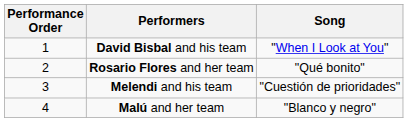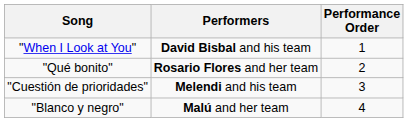columns swapped: (45, 21) <-> (330, 21)
